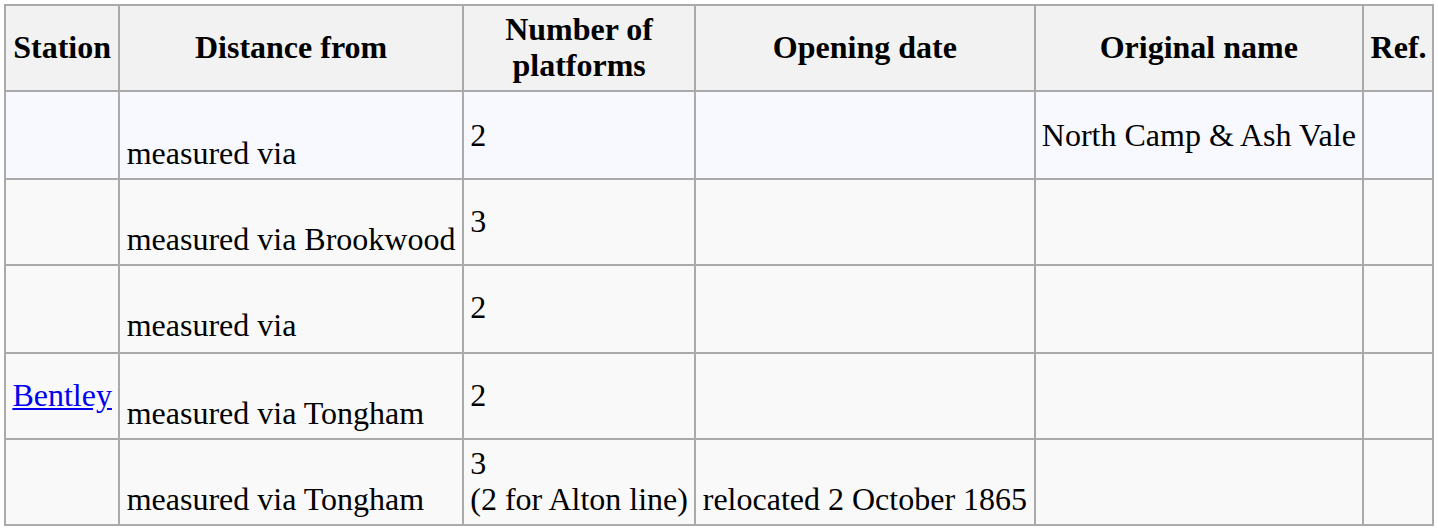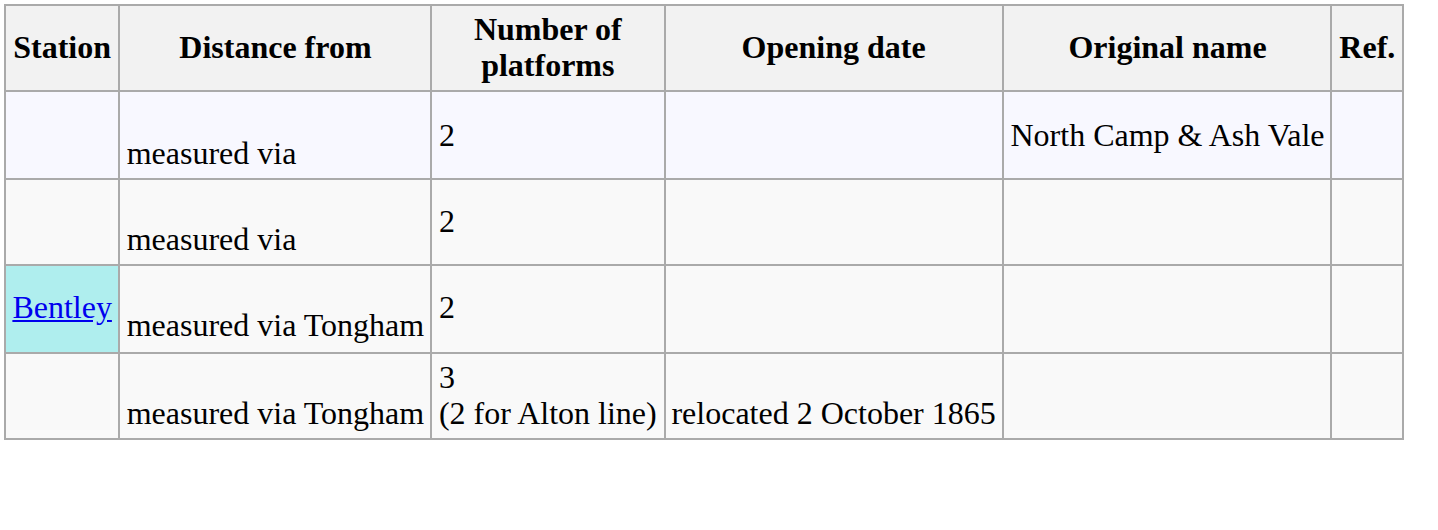- row: (291, 239)
(62, 394) no background -> (62, 308) paleturquoise background
